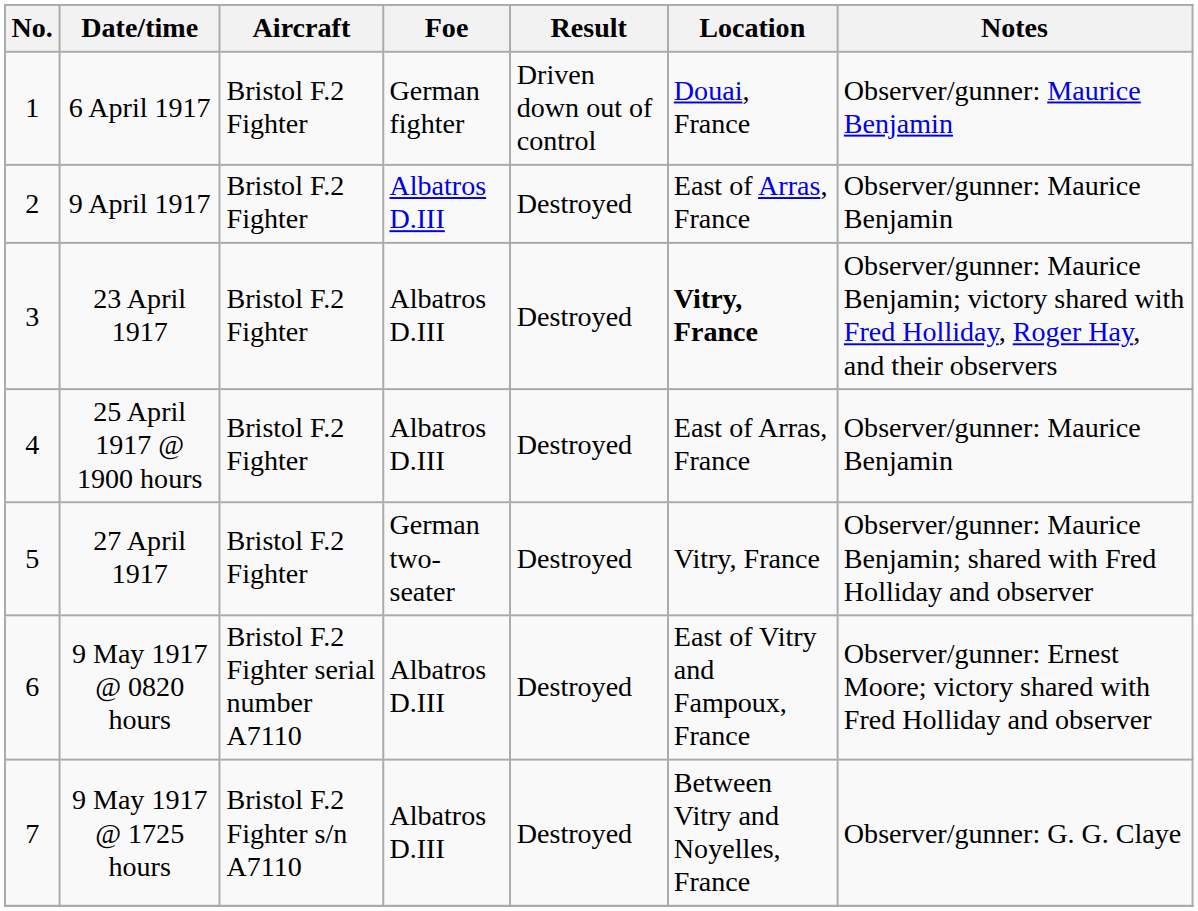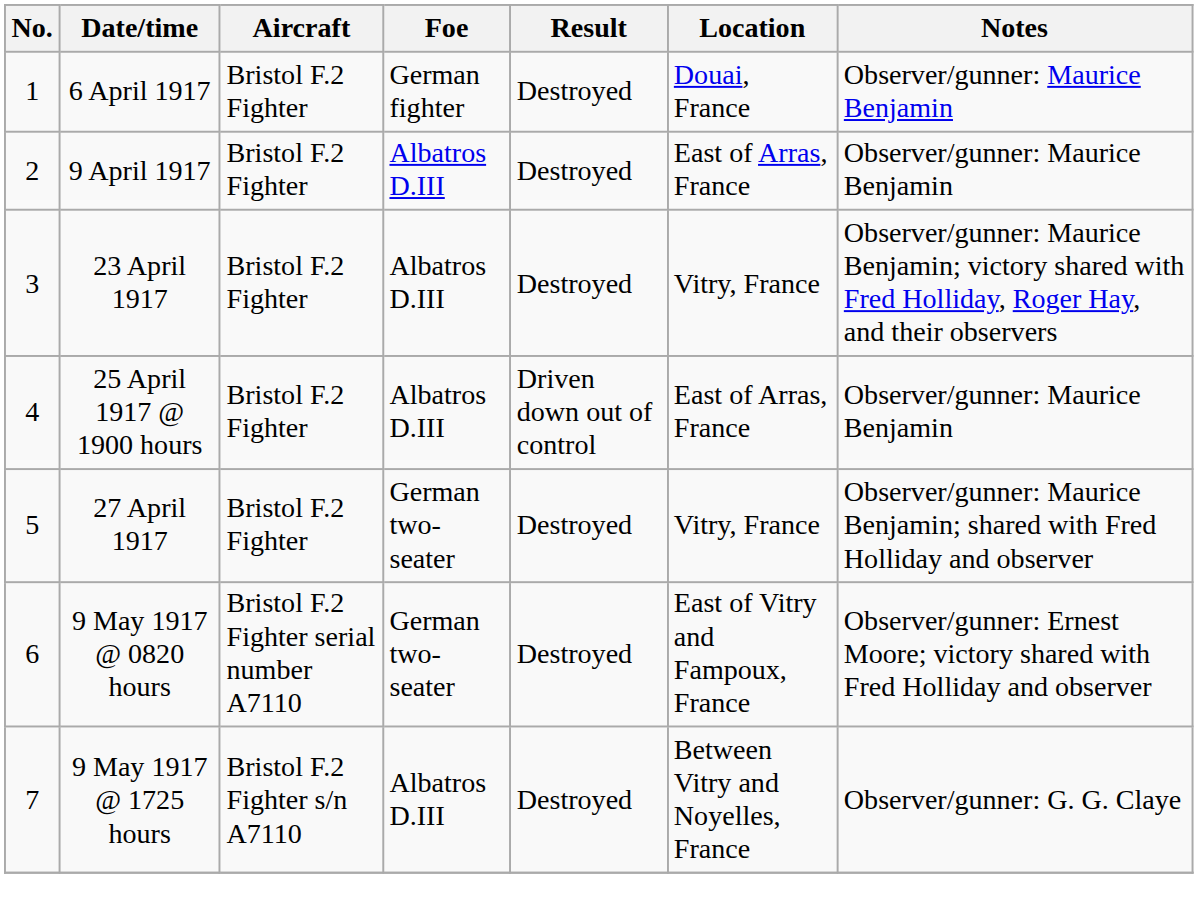(585, 107) Driven down out of control -> (574, 90) Destroyed
(716, 316) bold -> (747, 283) normal
(574, 445) Destroyed -> (585, 412) Driven down out of control
(438, 687) Albatros D.III -> (435, 653) German two-seater
